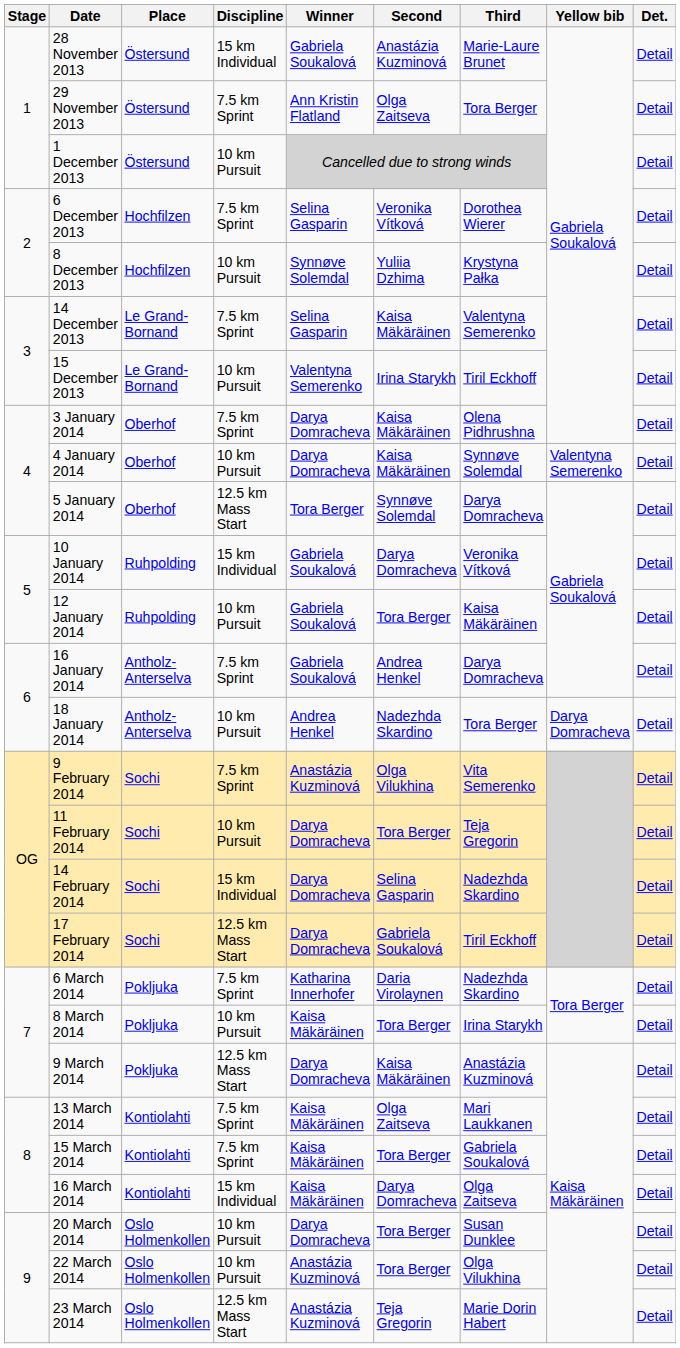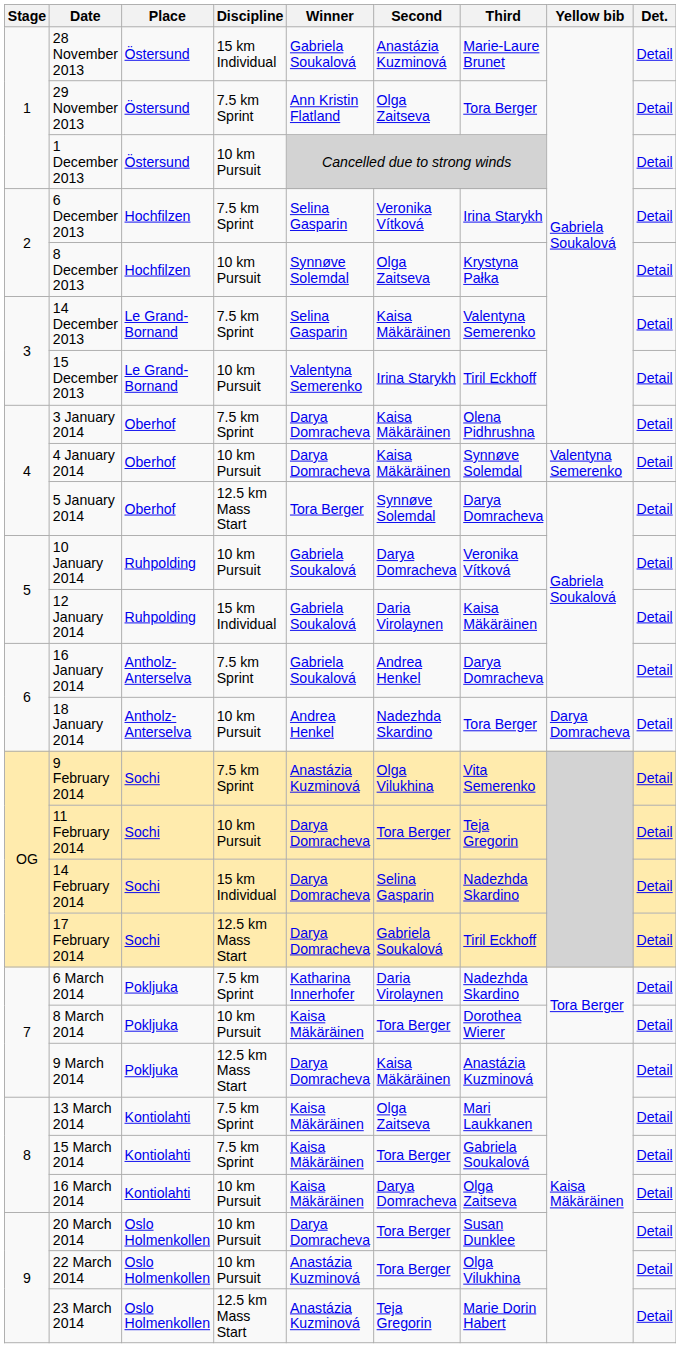(492, 216) Dorothea Wierer -> (503, 216) Irina Starykh
(401, 270) Yuliia Dzhima -> (403, 270) Olga Zaitseva
(246, 562) 15 km Individual -> (239, 562) 10 km Pursuit
(239, 616) 10 km Pursuit -> (246, 616) 15 km Individual
(413, 616) Tora Berger -> (410, 616) Daria Virolaynen
(503, 1025) Irina Starykh -> (492, 1025) Dorothea Wierer
(246, 1193) 15 km Individual -> (239, 1193) 10 km Pursuit
